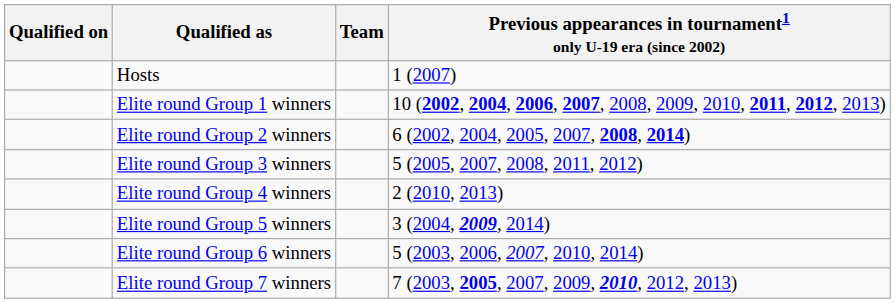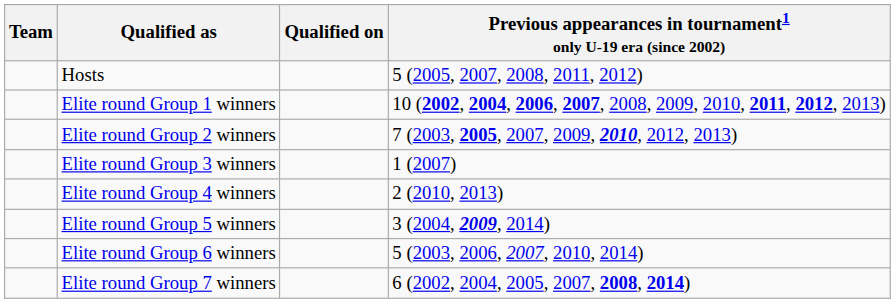columns swapped: (362, 32) <-> (59, 32)
(424, 75) 1 (2007) -> (518, 75) 5 (2005, 2007, 2008, 2011, 2012)
(541, 134) 6 (2002, 2004, 2005, 2007, 2008, 2014) -> (565, 134) 7 (2003, 2005, 2007, 2009, 2010, 2012, 2013)
(518, 164) 5 (2005, 2007, 2008, 2011, 2012) -> (424, 164) 1 (2007)
(565, 282) 7 (2003, 2005, 2007, 2009, 2010, 2012, 2013) -> (541, 282) 6 (2002, 2004, 2005, 2007, 2008, 2014)
